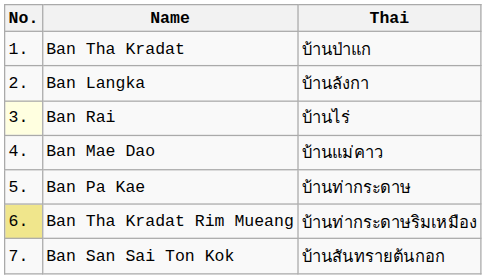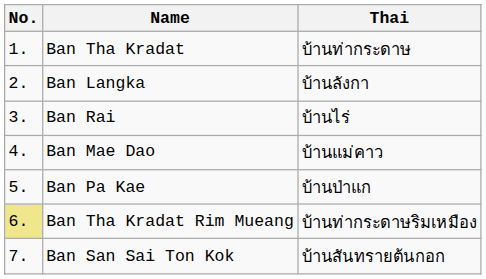(337, 50) บ้านป่าแก -> (356, 50) บ้านท่ากระดาษ
(18, 118) lightyellow background -> (18, 118) no background
(356, 188) บ้านท่ากระดาษ -> (337, 188) บ้านป่าแก
